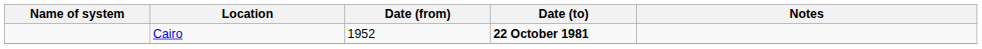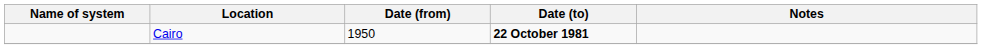(361, 33) 1952 -> (361, 33) 1950
